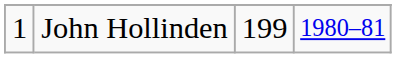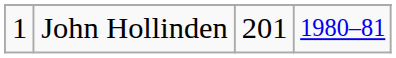(265, 28) 199 -> (265, 28) 201
